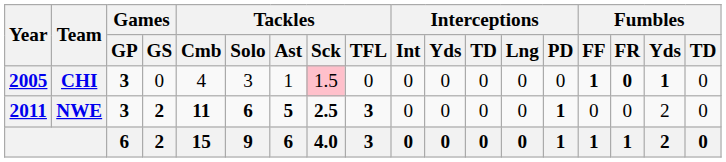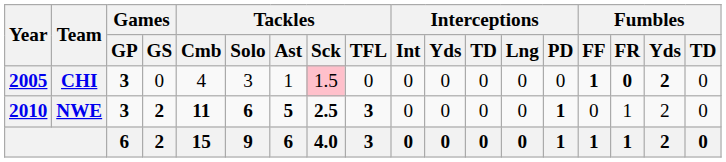(665, 80) 1 -> (665, 80) 2
(28, 111) 2011 -> (28, 111) 2010
(627, 111) 0 -> (627, 111) 1
